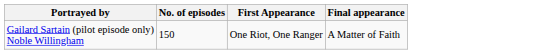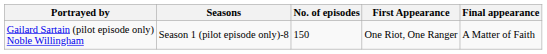+ column: (224, 12)
